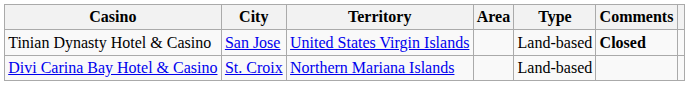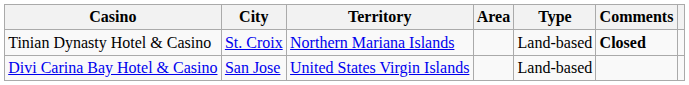(253, 42) San Jose -> (254, 42) St. Croix
(380, 42) United States Virgin Islands -> (372, 42) Northern Mariana Islands
(254, 67) St. Croix -> (253, 67) San Jose
(372, 67) Northern Mariana Islands -> (380, 67) United States Virgin Islands
